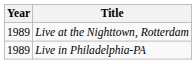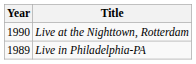(19, 31) 1989 -> (19, 31) 1990
